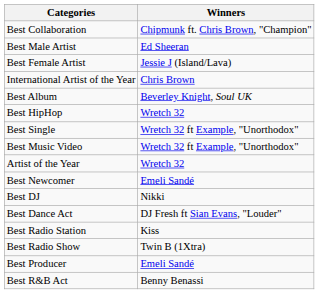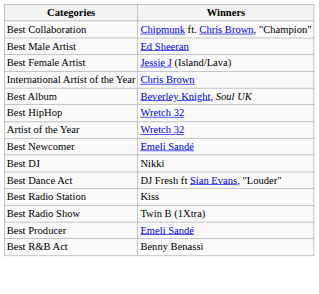- row: (31, 130)
- row: (44, 146)
